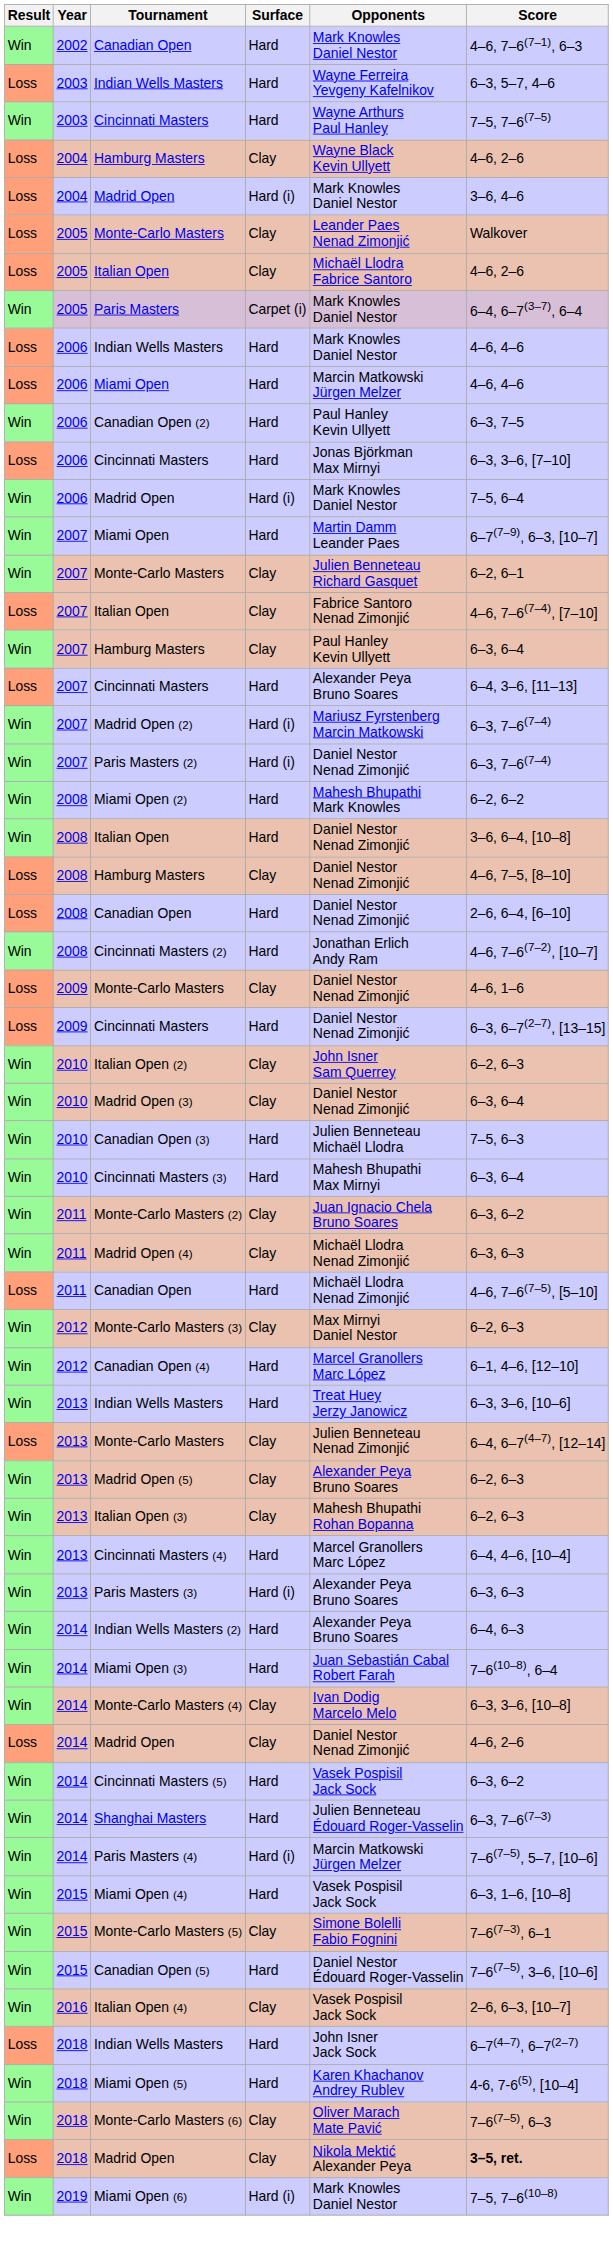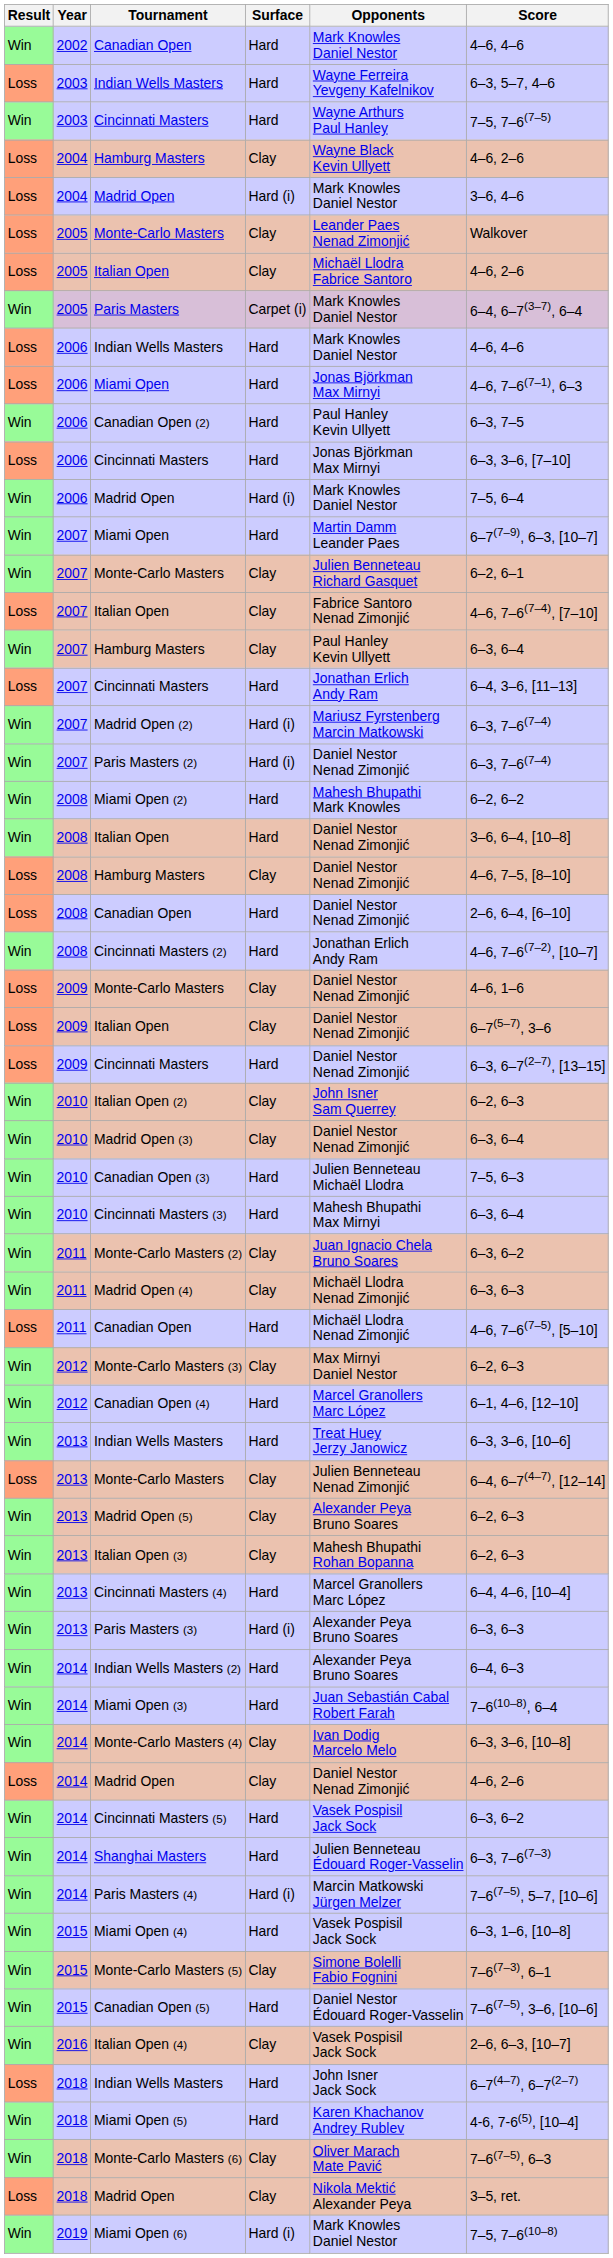(526, 45) 4–6, 7–6(7–1), 6–3 -> (497, 45) 4–6, 4–6
(368, 385) Marcin Matkowski Jürgen Melzer -> (363, 385) Jonas Björkman Max Mirnyi
(497, 385) 4–6, 4–6 -> (526, 385) 4–6, 7–6(7–1), 6–3
(362, 686) Alexander Peya Bruno Soares -> (361, 686) Jonathan Erlich Andy Ram
+ row: (72, 1026)
(496, 2158) bold -> (495, 2196) normal
